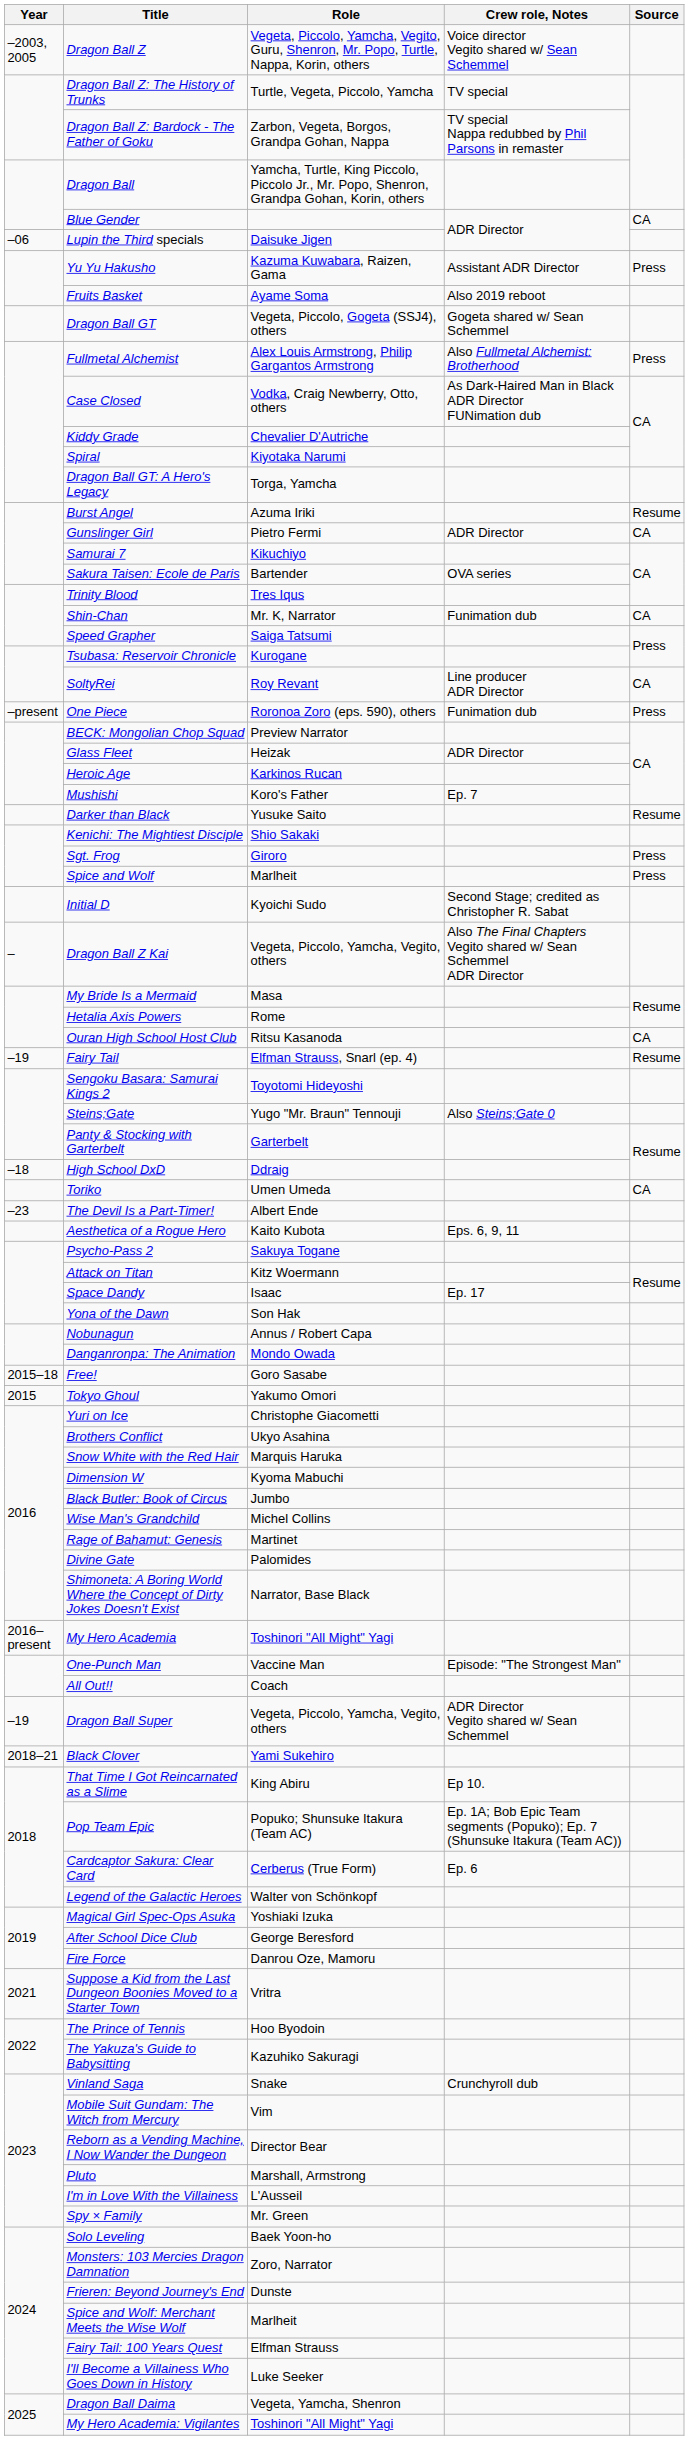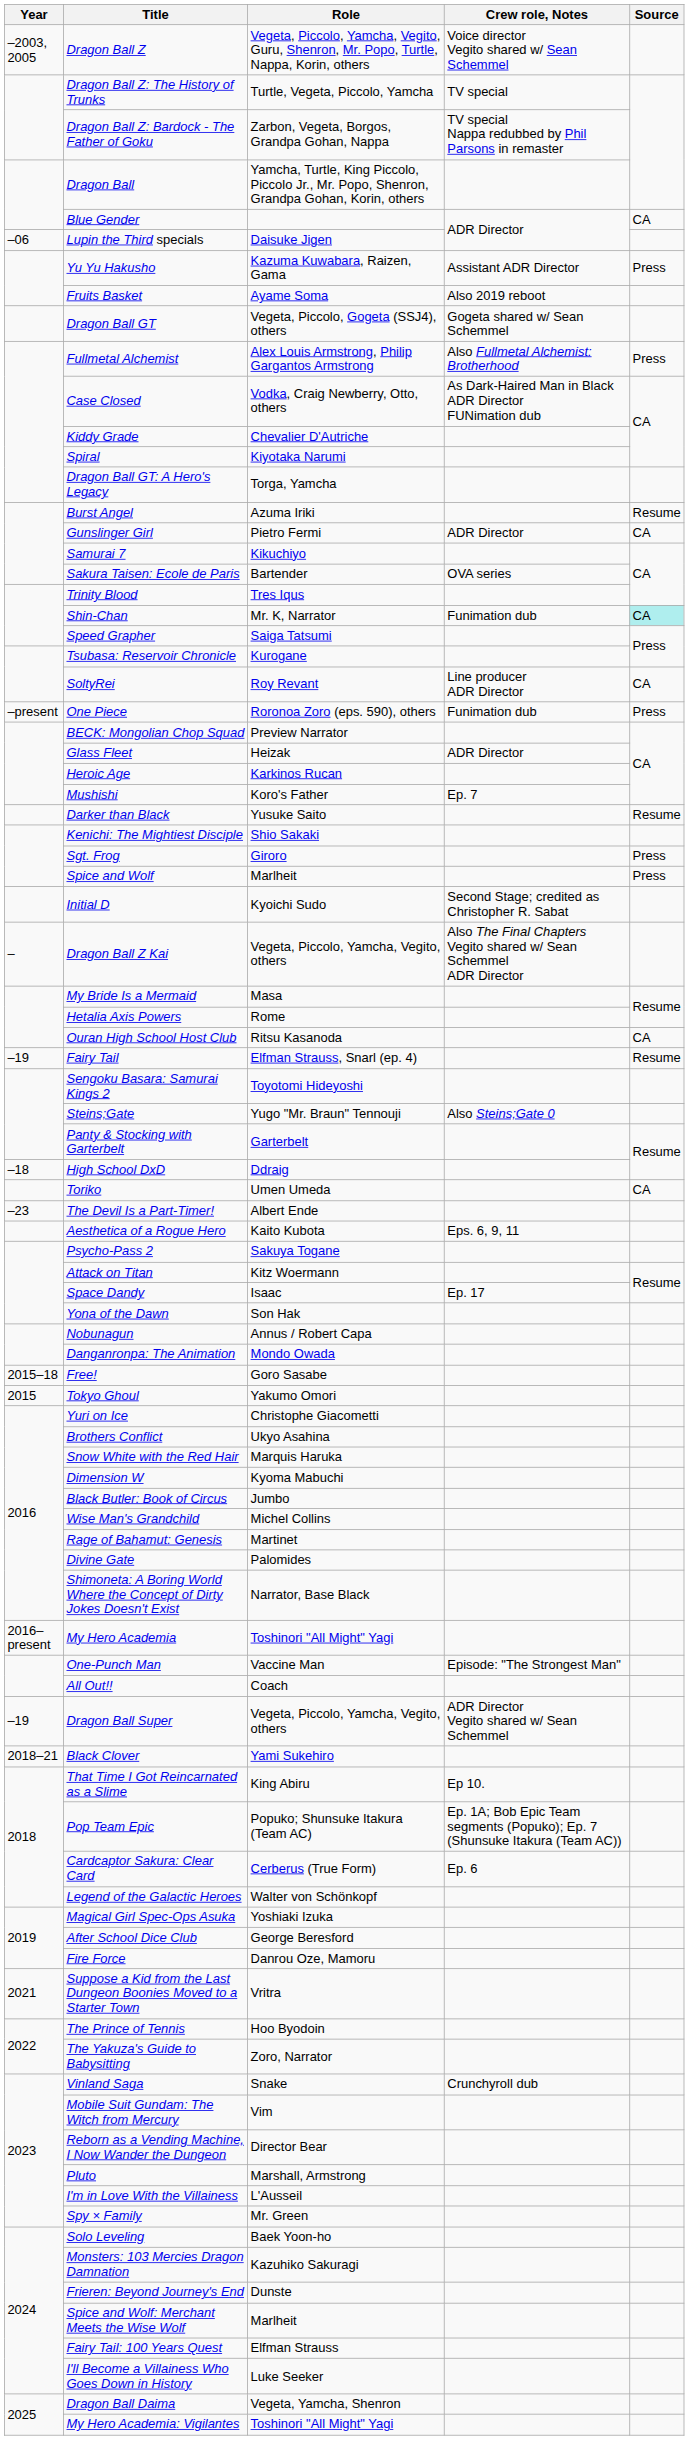(642, 615) no background -> (642, 615) paleturquoise background
(305, 2056) Kazuhiko Sakuragi -> (291, 2056) Zoro, Narrator
(291, 2264) Zoro, Narrator -> (305, 2264) Kazuhiko Sakuragi
